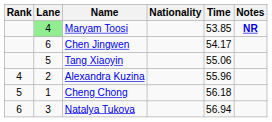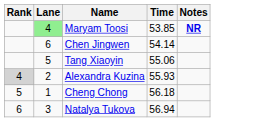- column: (175, 13)
(219, 45) 54.17 -> (162, 45) 54.14
(19, 77) no background -> (19, 77) lightgrey background
(219, 77) 55.96 -> (162, 77) 55.93
